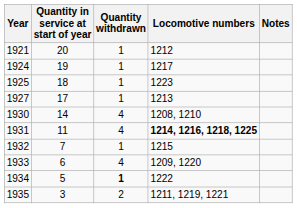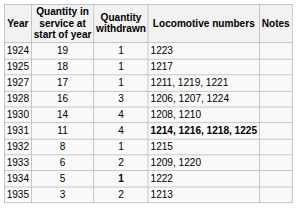- row: (18, 51)
(162, 67) 1217 -> (162, 51) 1223
(162, 83) 1223 -> (162, 67) 1217
(162, 99) 1213 -> (189, 83) 1211, 1219, 1221
+ row: (18, 99)
(63, 147) 7 -> (63, 147) 8
(121, 163) 4 -> (121, 163) 2
(189, 195) 1211, 1219, 1221 -> (162, 195) 1213
